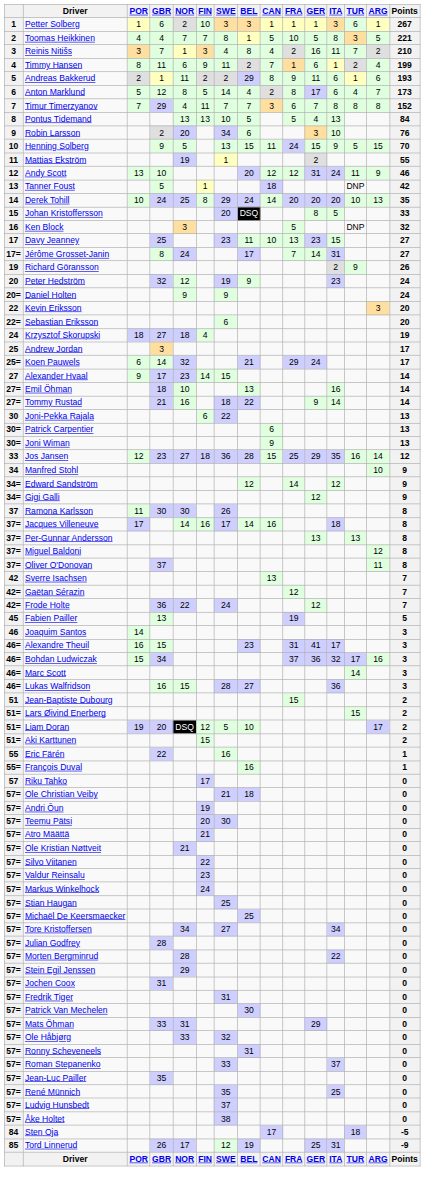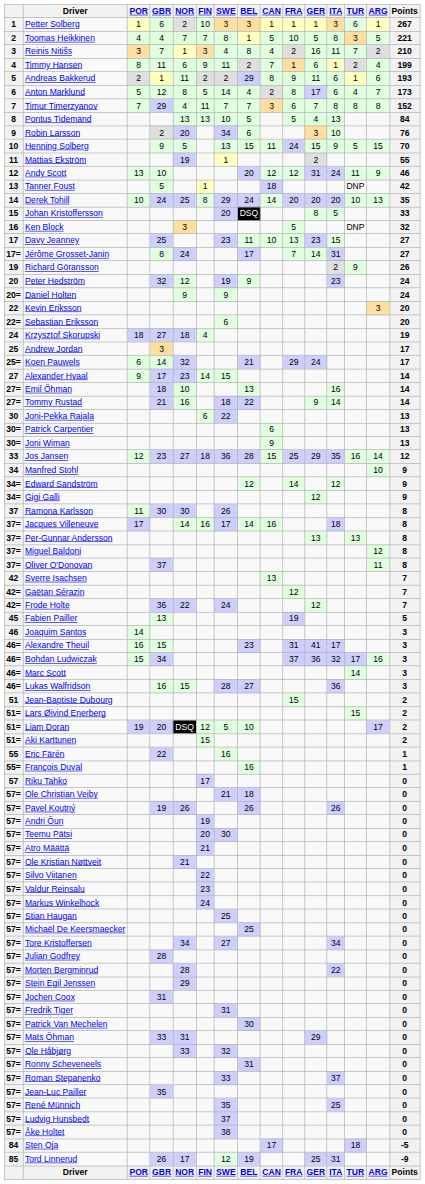+ row: (50, 807)
